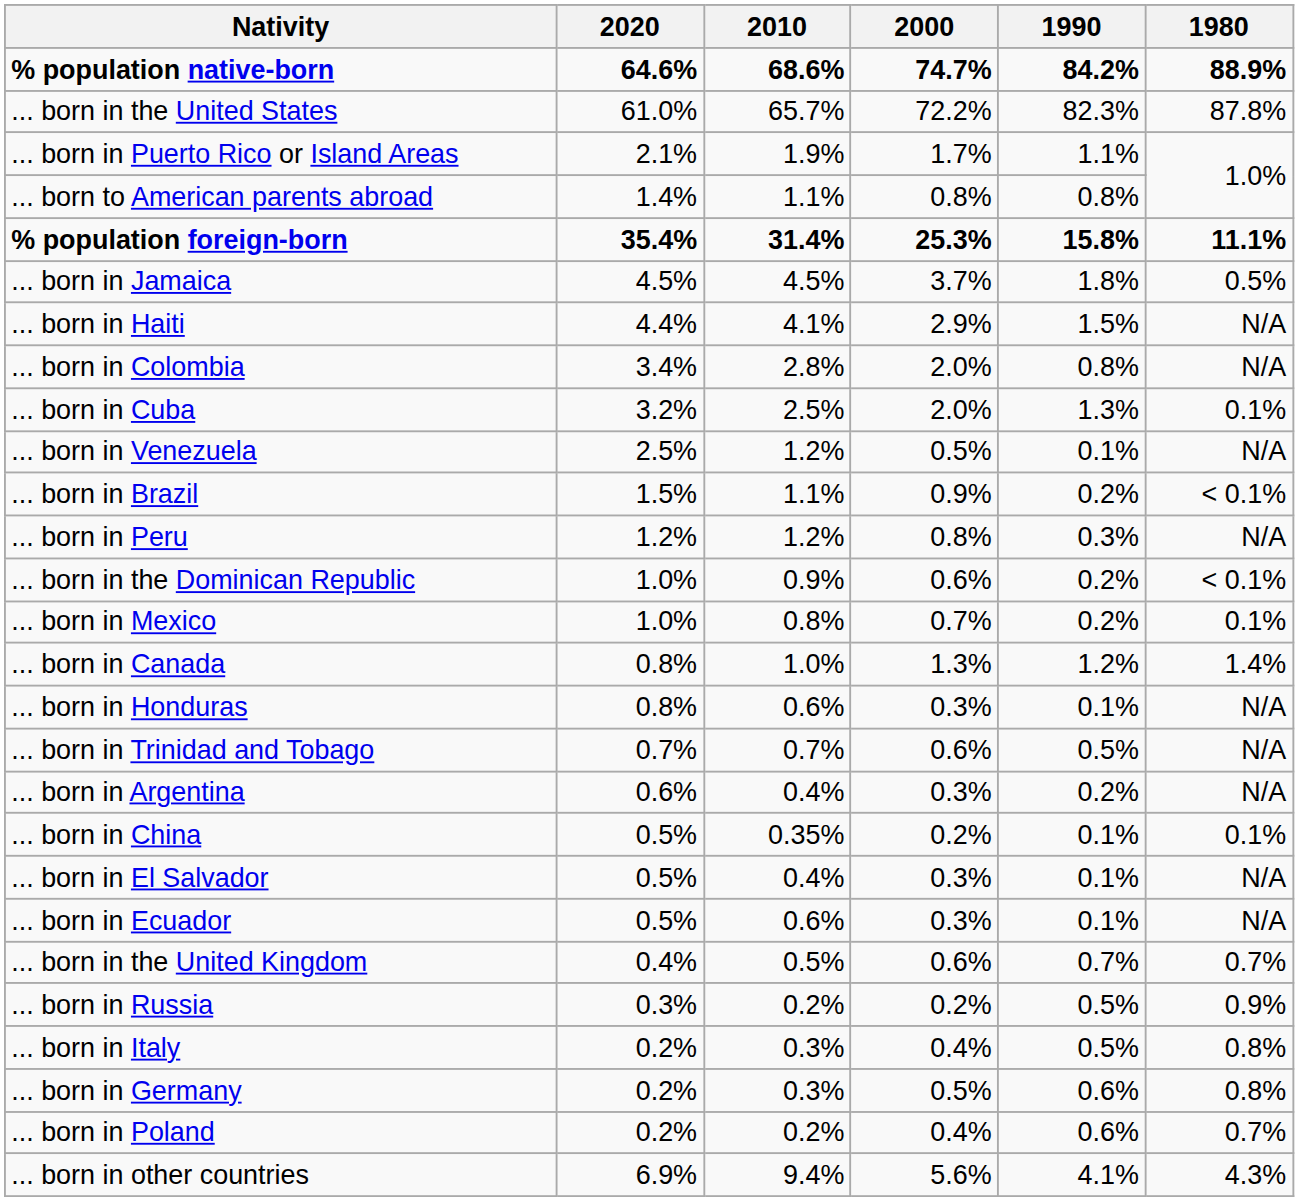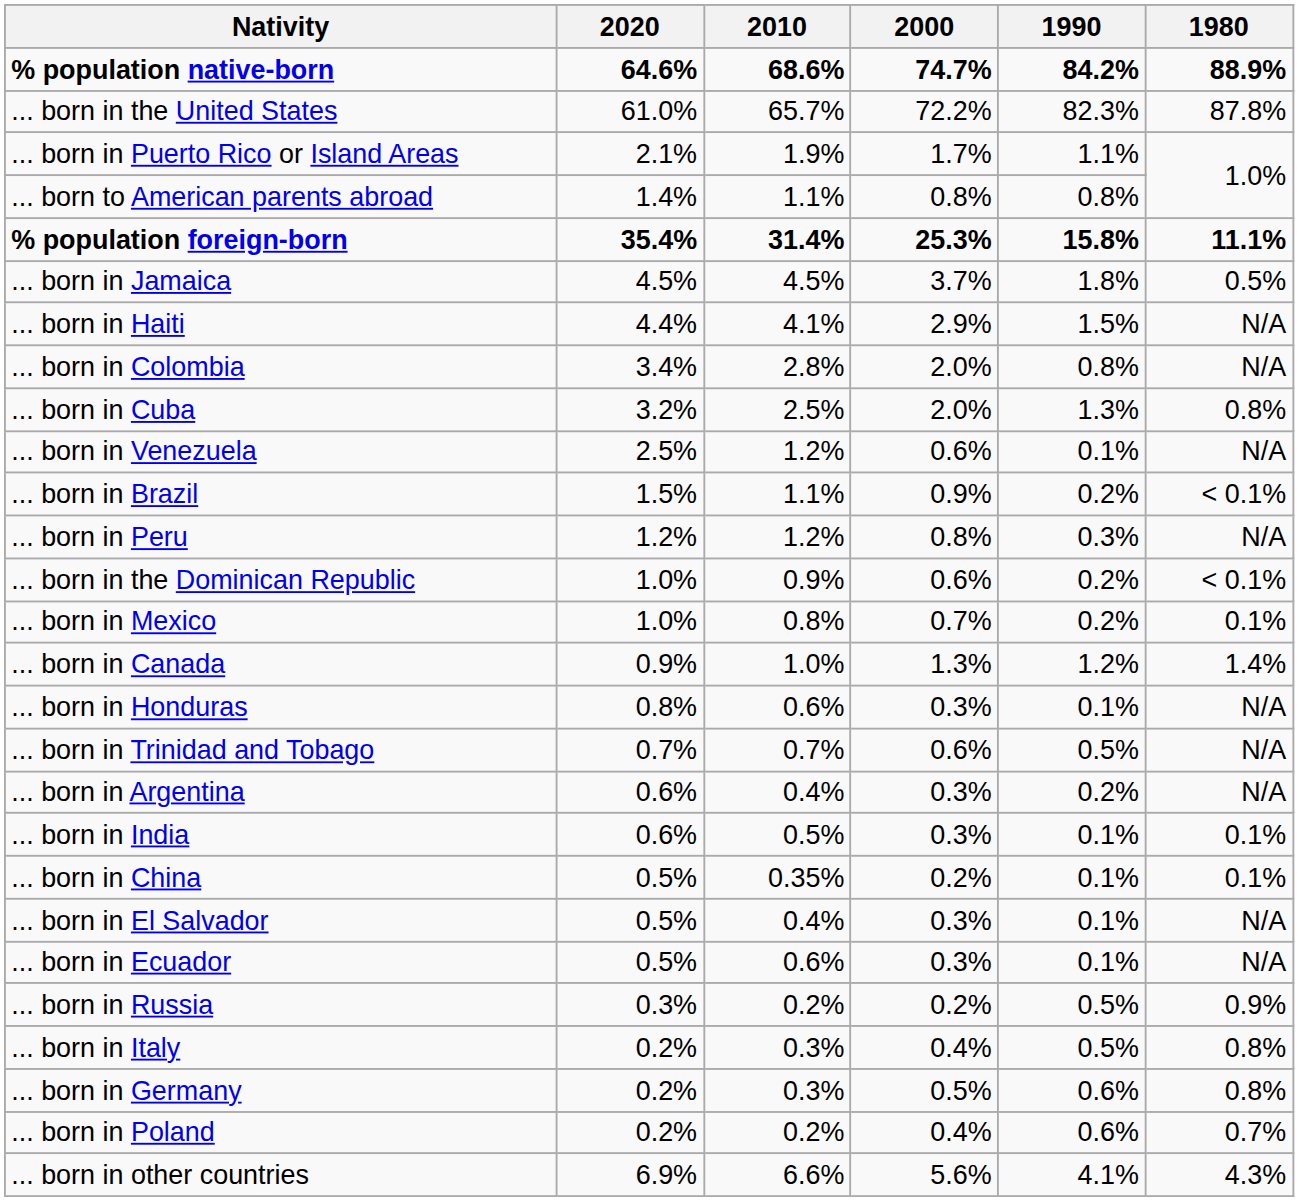(1255, 409) 0.1% -> (1255, 409) 0.8%
(961, 452) 0.5% -> (961, 452) 0.6%
(666, 665) 0.8% -> (666, 665) 0.9%
+ row: (100, 835)
- row: (189, 963)
(814, 1175) 9.4% -> (814, 1175) 6.6%
